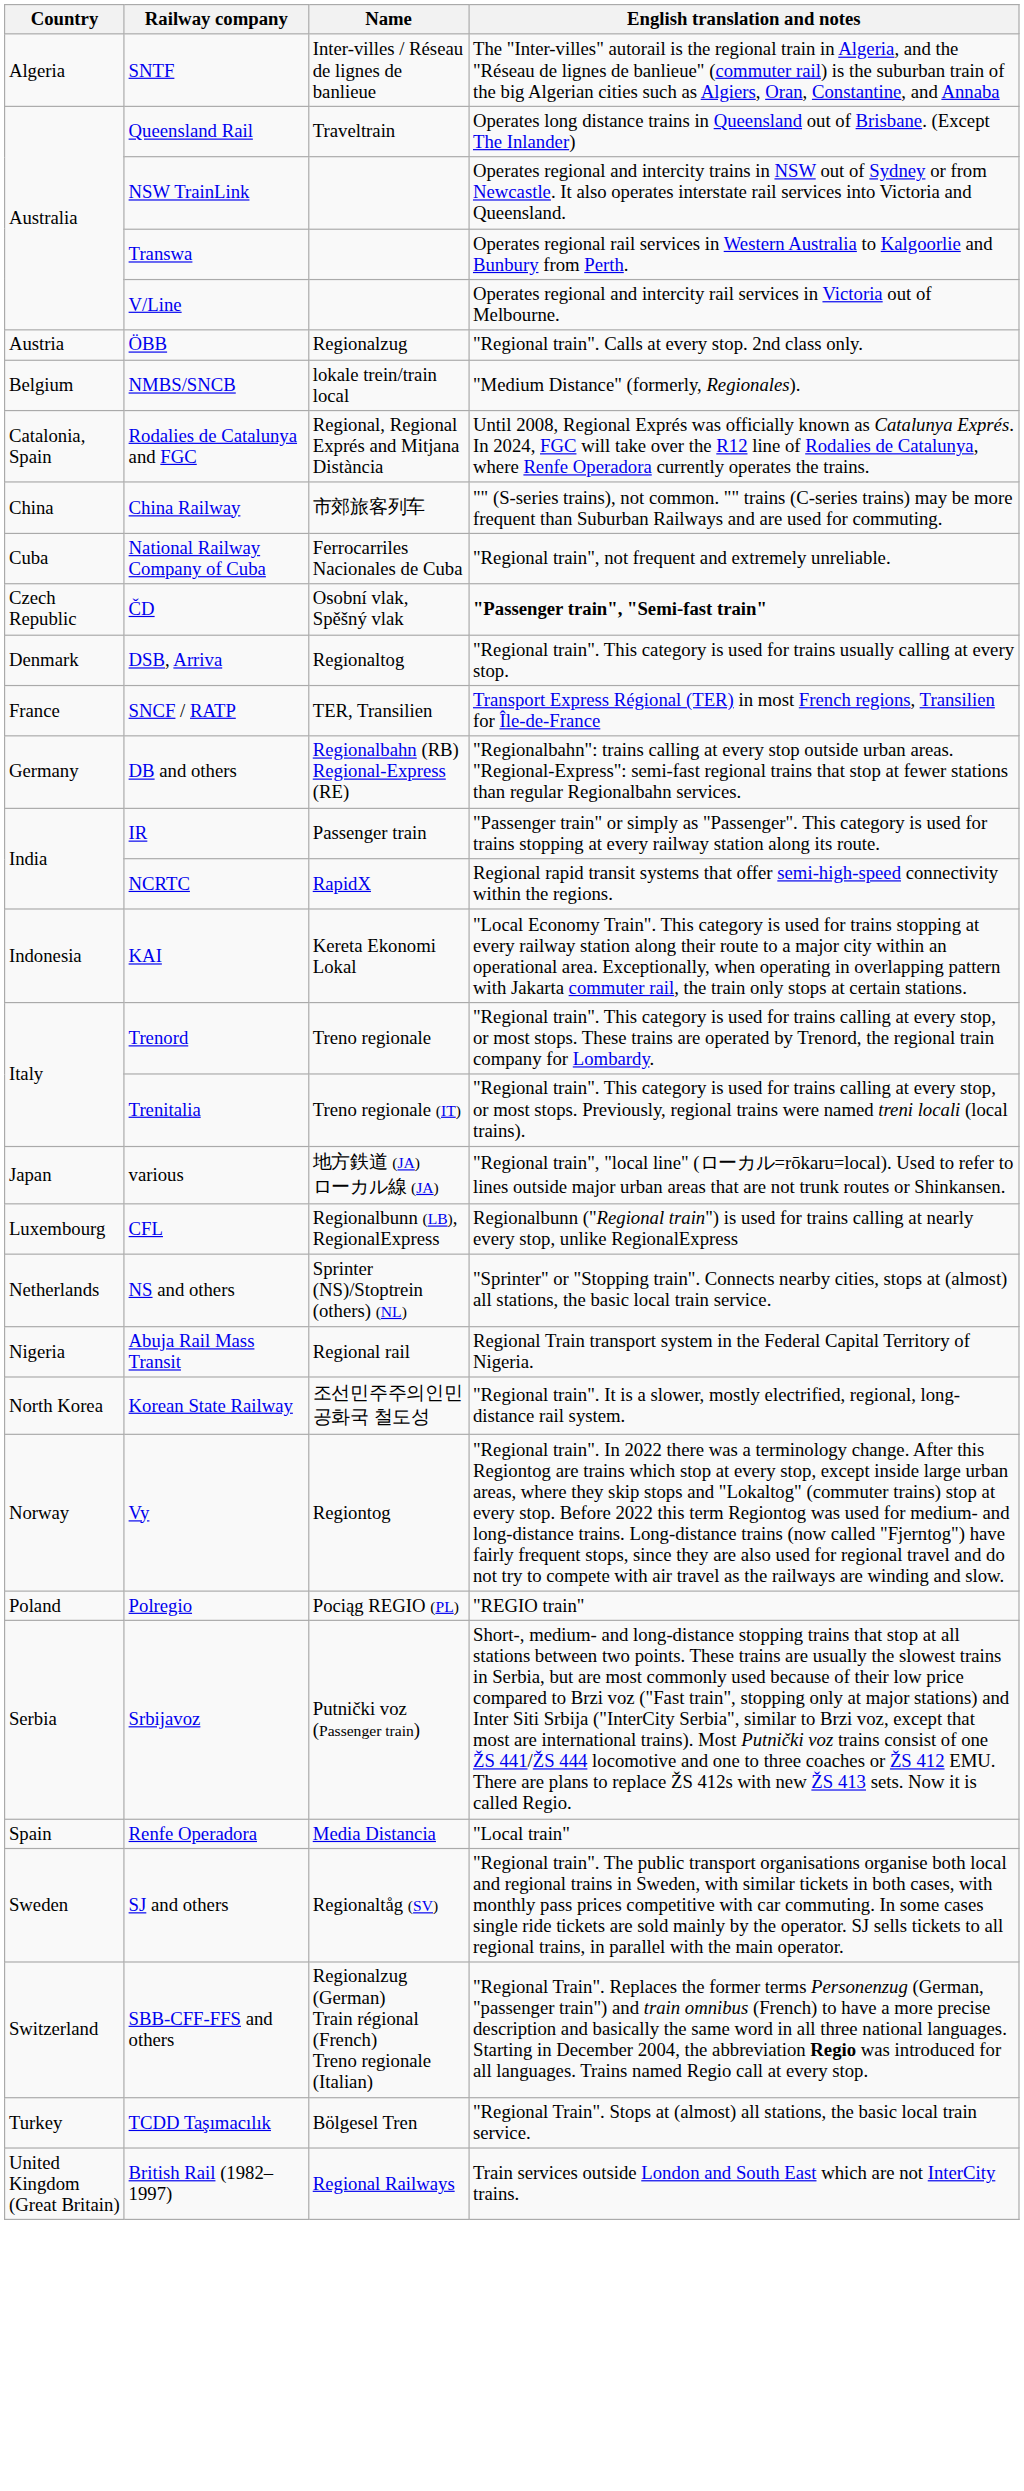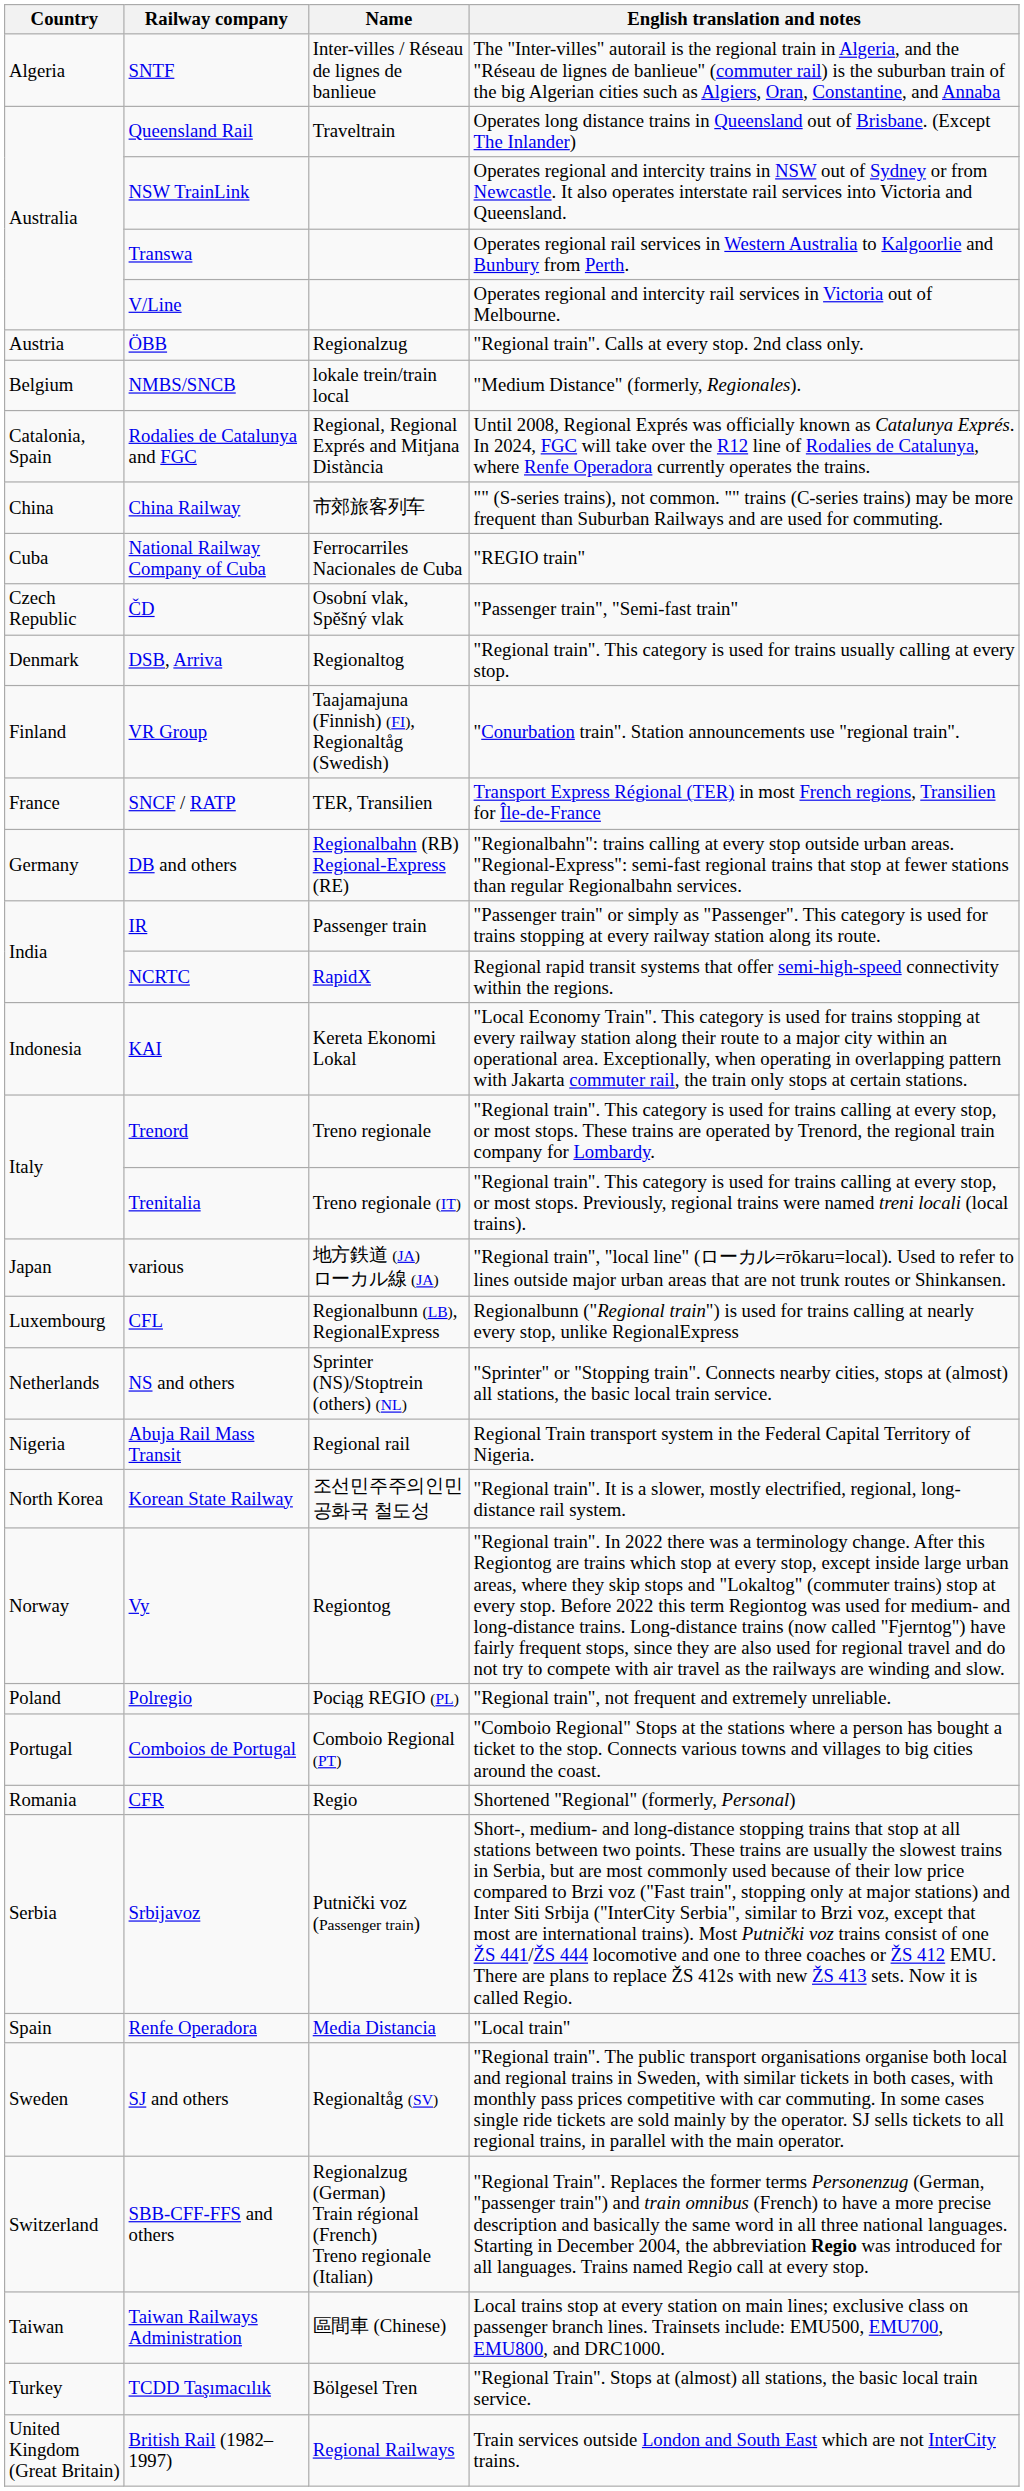(682, 558) "Regional train", not frequent and extremely unreliable. -> (529, 558) "REGIO train"
(620, 609) bold -> (606, 609) normal
+ row: (168, 731)
(529, 1605) "REGIO train" -> (682, 1698) "Regional train", not frequent and extremely unreliable.
+ row: (212, 1749)
+ row: (146, 1799)
+ row: (193, 2327)
